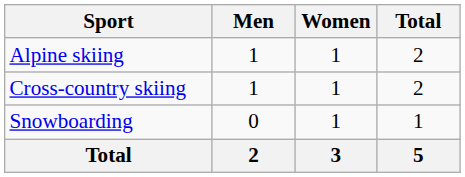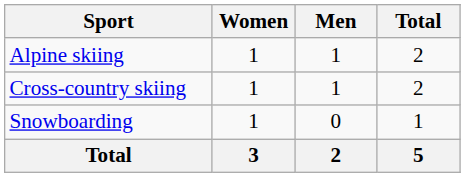columns swapped: (254, 21) <-> (336, 21)
